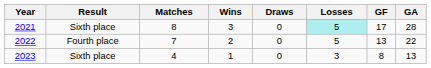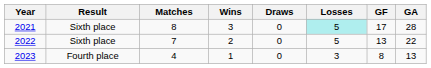(93, 42) Fourth place -> (93, 42) Sixth place
(93, 56) Sixth place -> (93, 56) Fourth place
